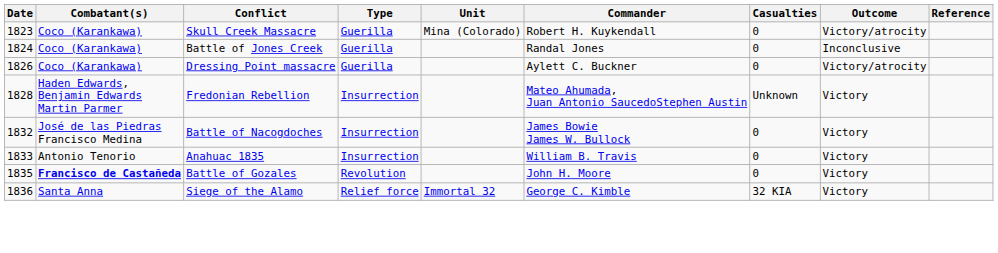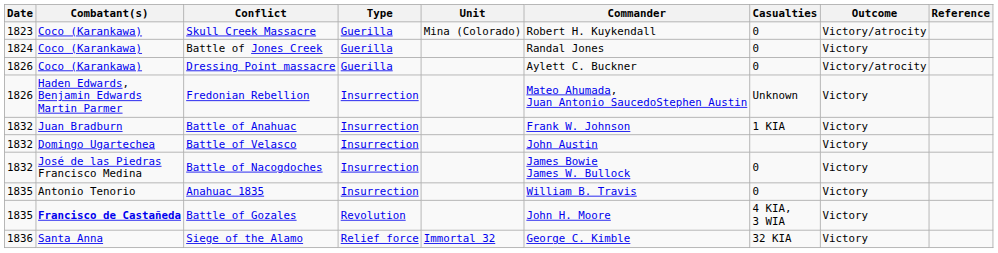(861, 48) Inconclusive -> (845, 48) Victory
(20, 96) 1828 -> (20, 96) 1826
+ row: (241, 126)
+ row: (241, 144)
(20, 156) 1833 -> (20, 191) 1835
(756, 174) 0 -> (772, 215) 4 KIA, 3 WIA
